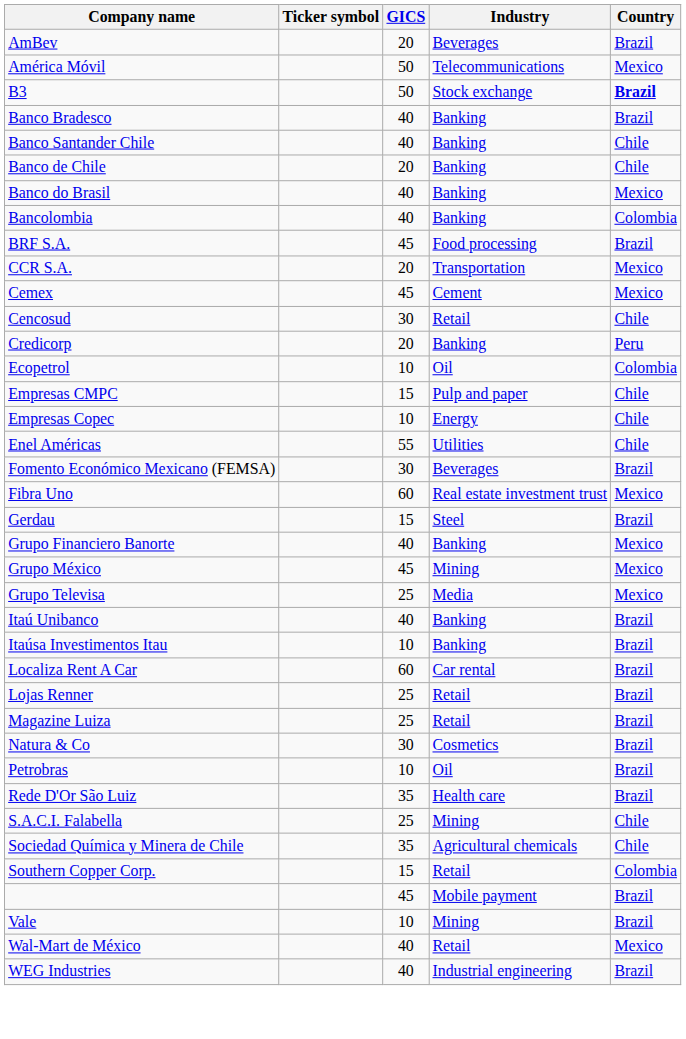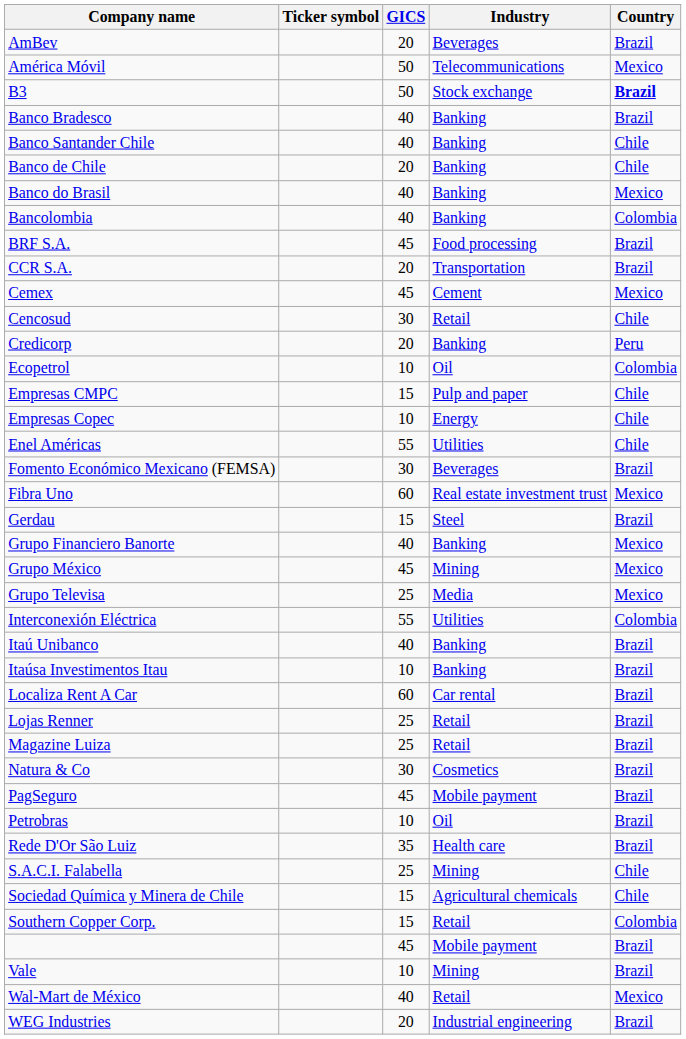(639, 268) Mexico -> (634, 268) Brazil
+ row: (82, 619)
+ row: (42, 795)
(406, 846) 35 -> (406, 896) 15
(406, 971) 40 -> (406, 1021) 20
